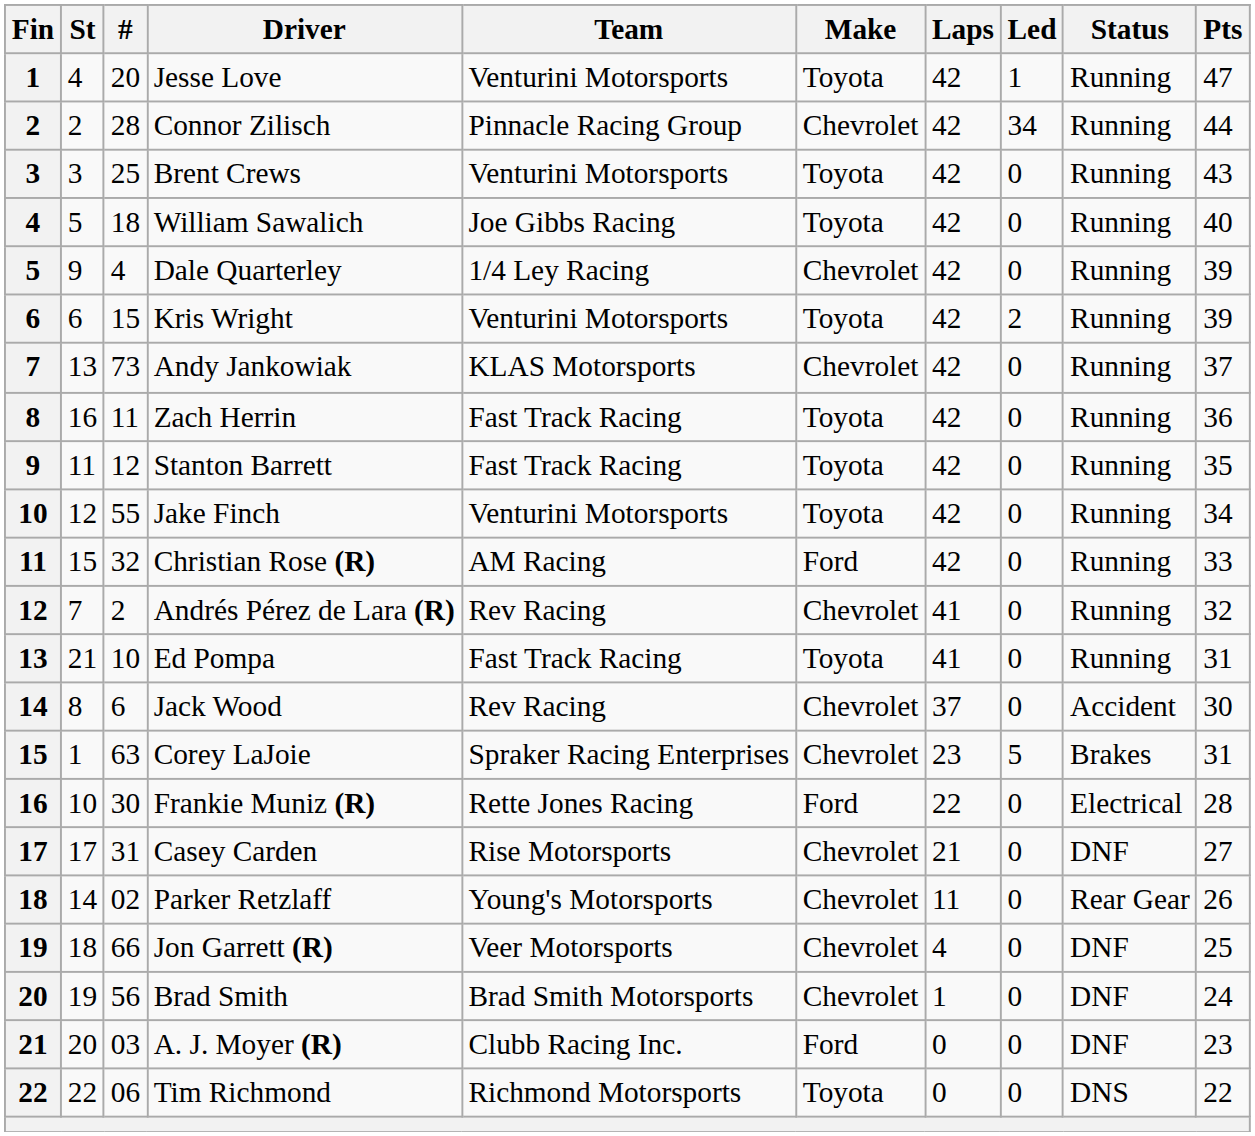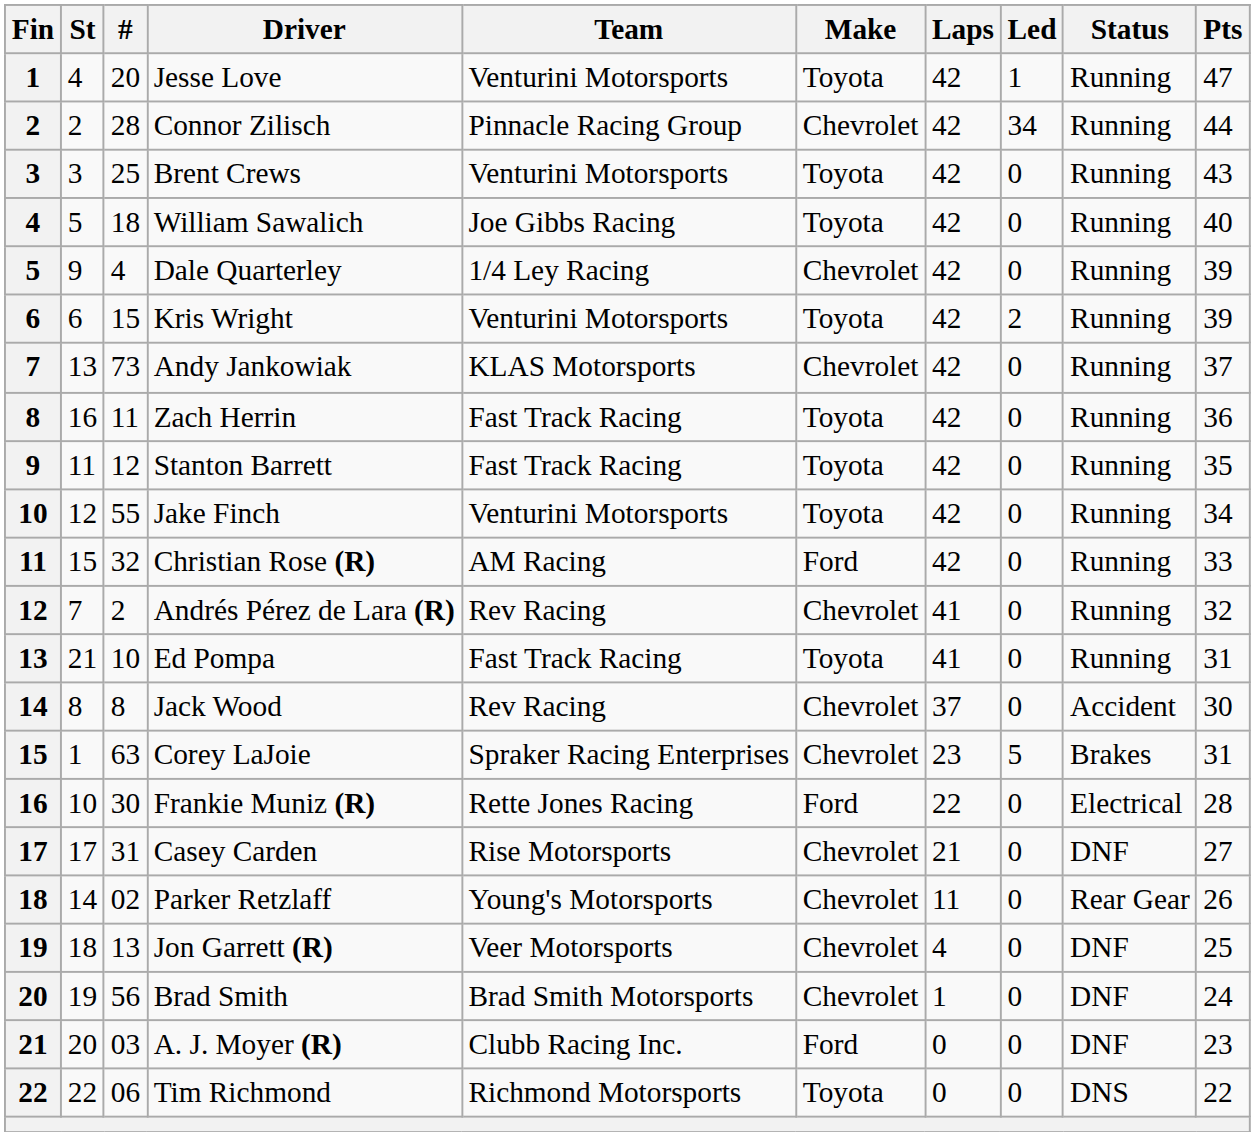(118, 706) 6 -> (118, 706) 8
(125, 947) 66 -> (125, 947) 13
